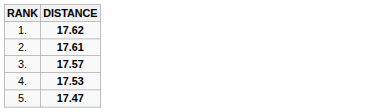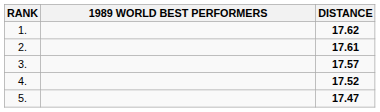+ column: (178, 13)
(70, 82) 17.53 -> (345, 82) 17.52
